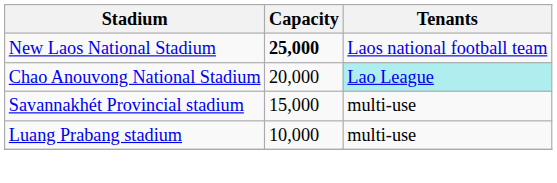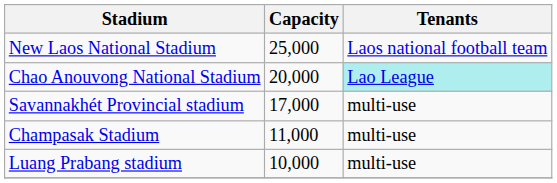(294, 47) bold -> (294, 47) normal
(294, 105) 15,000 -> (294, 105) 17,000
+ row: (84, 134)
